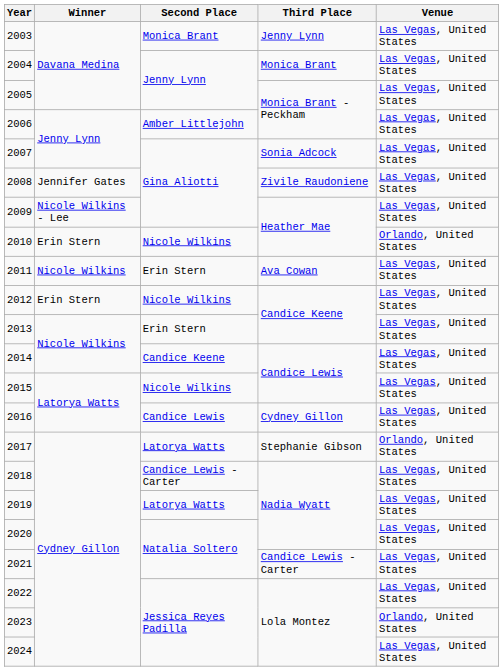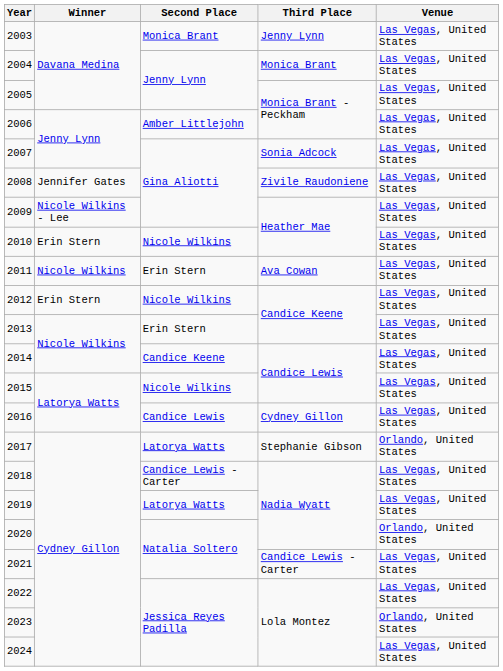(426, 241) Orlando, United States -> (433, 241) Las Vegas, United States
(433, 535) Las Vegas, United States -> (426, 535) Orlando, United States
